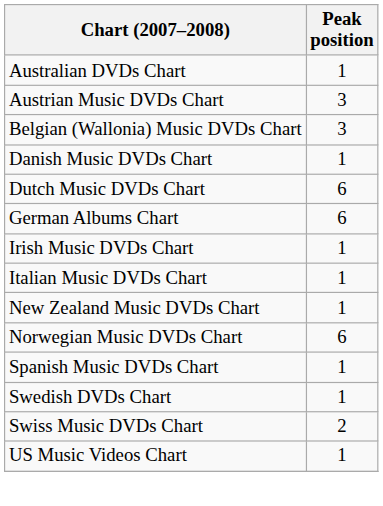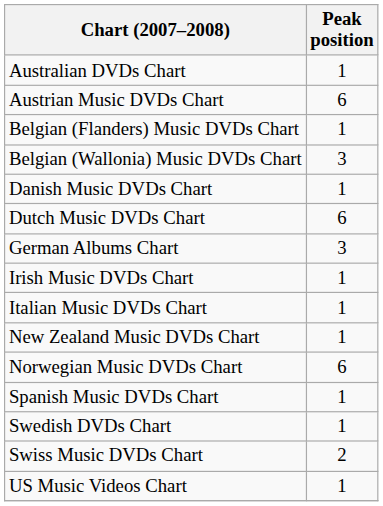(342, 99) 3 -> (342, 99) 6
+ row: (154, 129)
(342, 218) 6 -> (342, 248) 3
